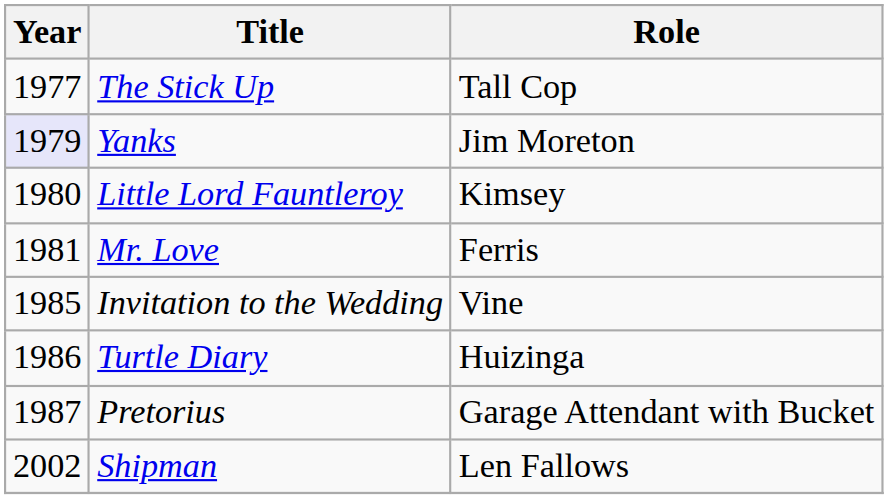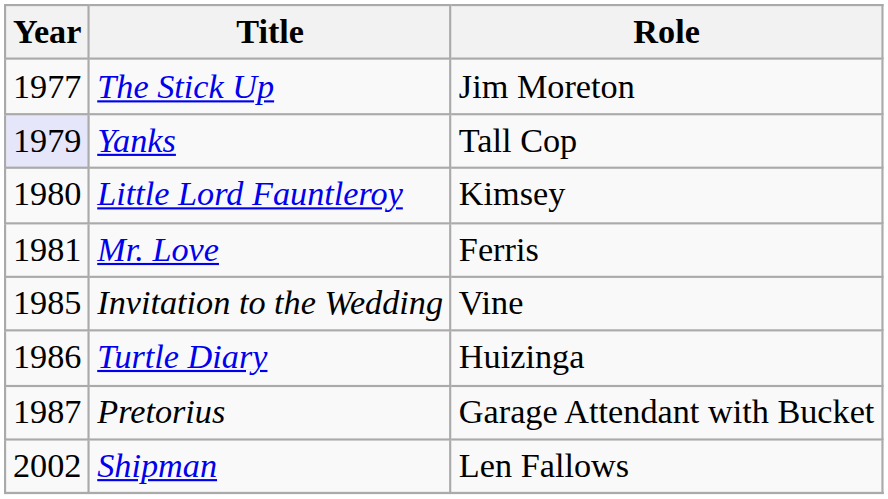(518, 85) Tall Cop -> (547, 85) Jim Moreton
(547, 140) Jim Moreton -> (518, 140) Tall Cop
